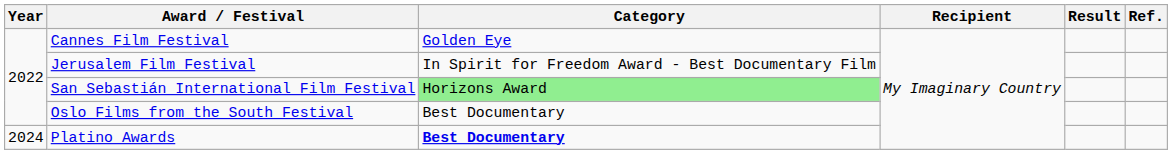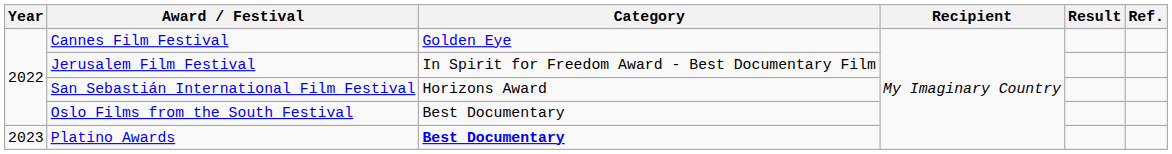(485, 89) lightgreen background -> (485, 89) no background
(26, 137) 2024 -> (26, 137) 2023
